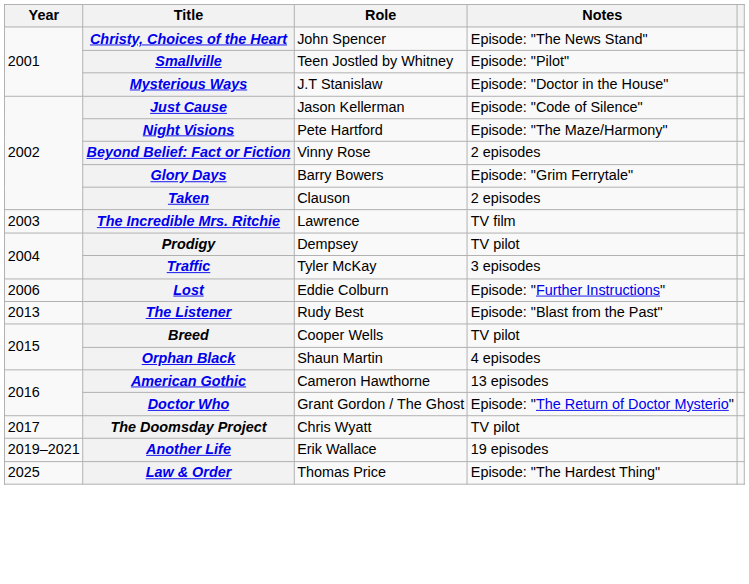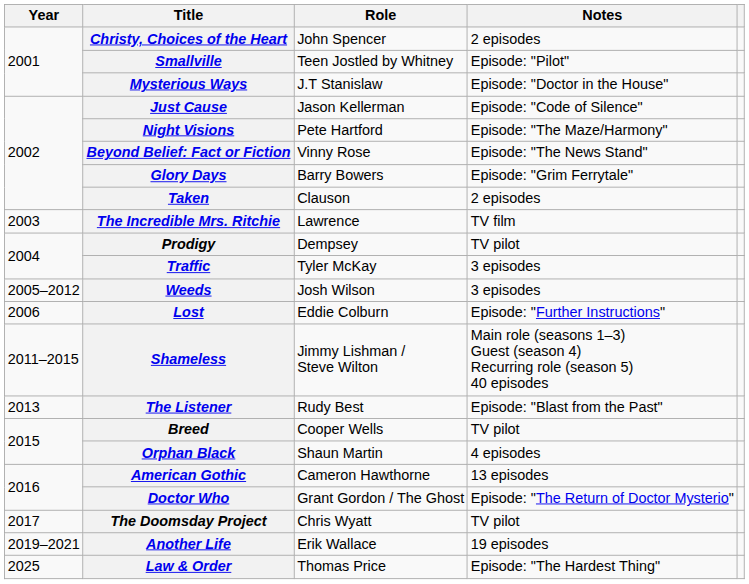(559, 38) Episode: "The News Stand" -> (506, 38) 2 episodes
(506, 152) 2 episodes -> (559, 152) Episode: "The News Stand"
+ row: (188, 289)
+ row: (188, 359)
